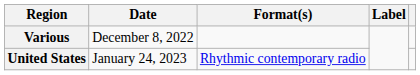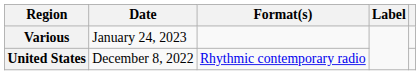(143, 37) December 8, 2022 -> (139, 37) January 24, 2023
(139, 59) January 24, 2023 -> (143, 59) December 8, 2022
